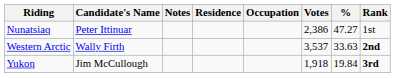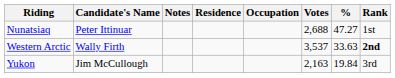(316, 30) 2,386 -> (316, 30) 2,688
(316, 64) 1,918 -> (316, 64) 2,163
(371, 64) bold -> (370, 64) normal
